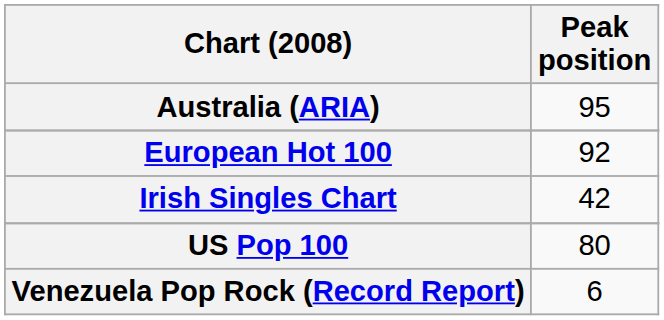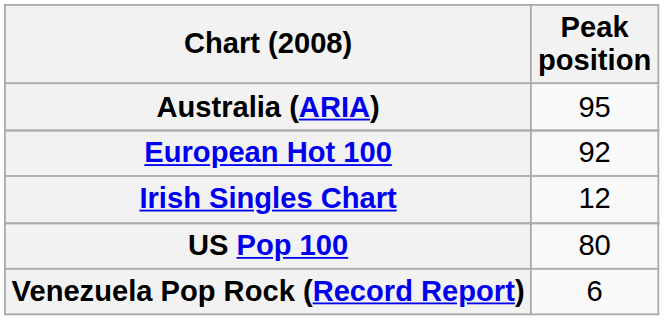(595, 198) 42 -> (595, 198) 12
